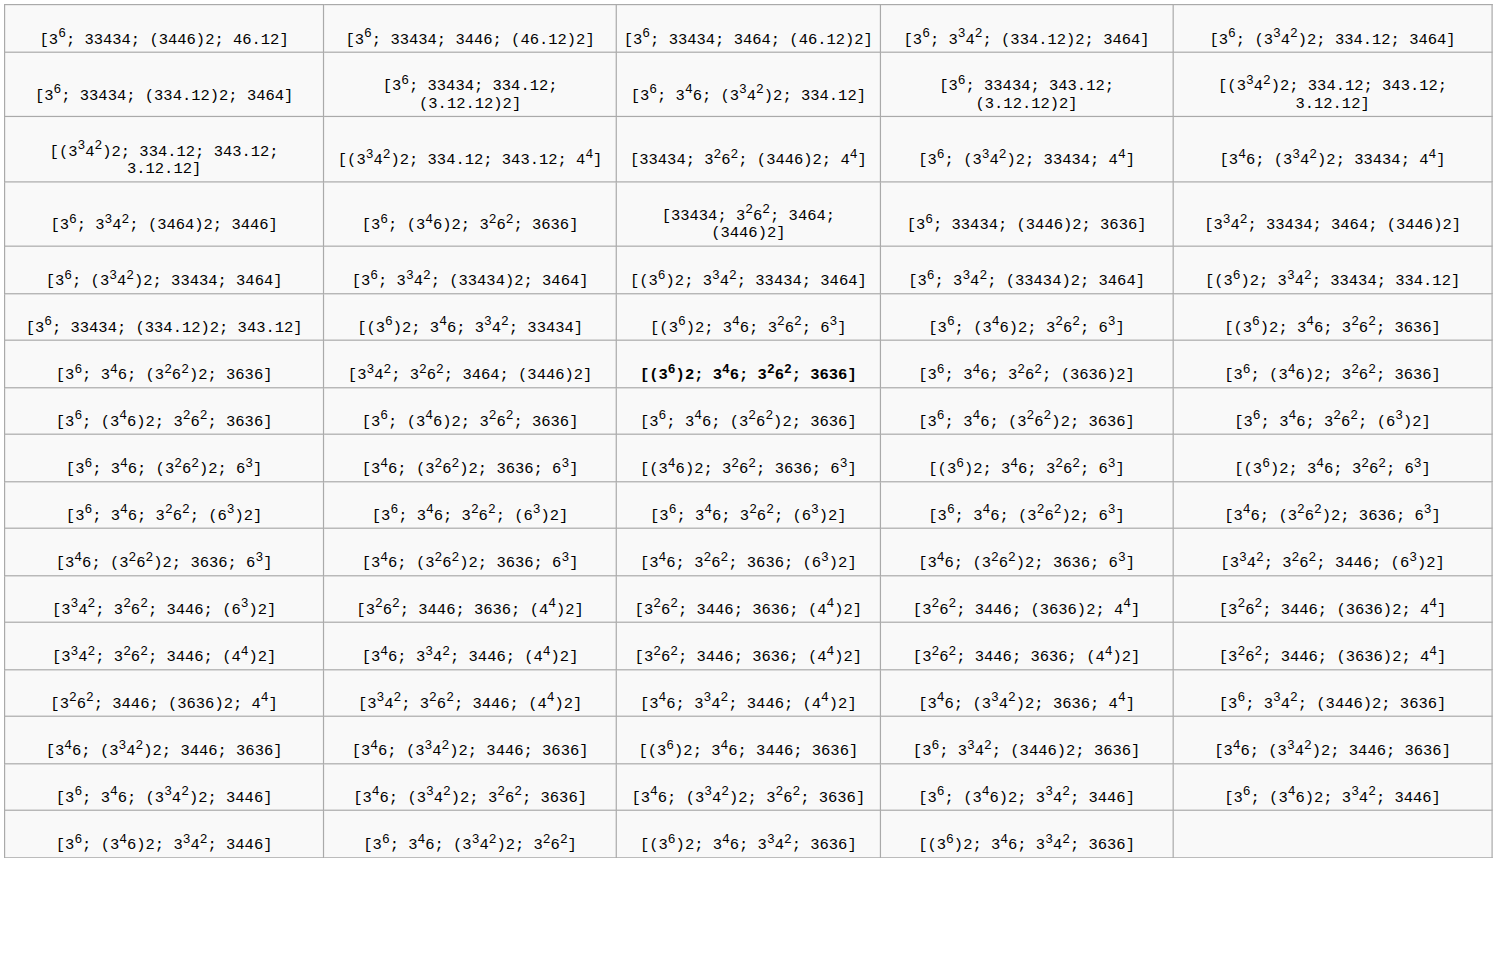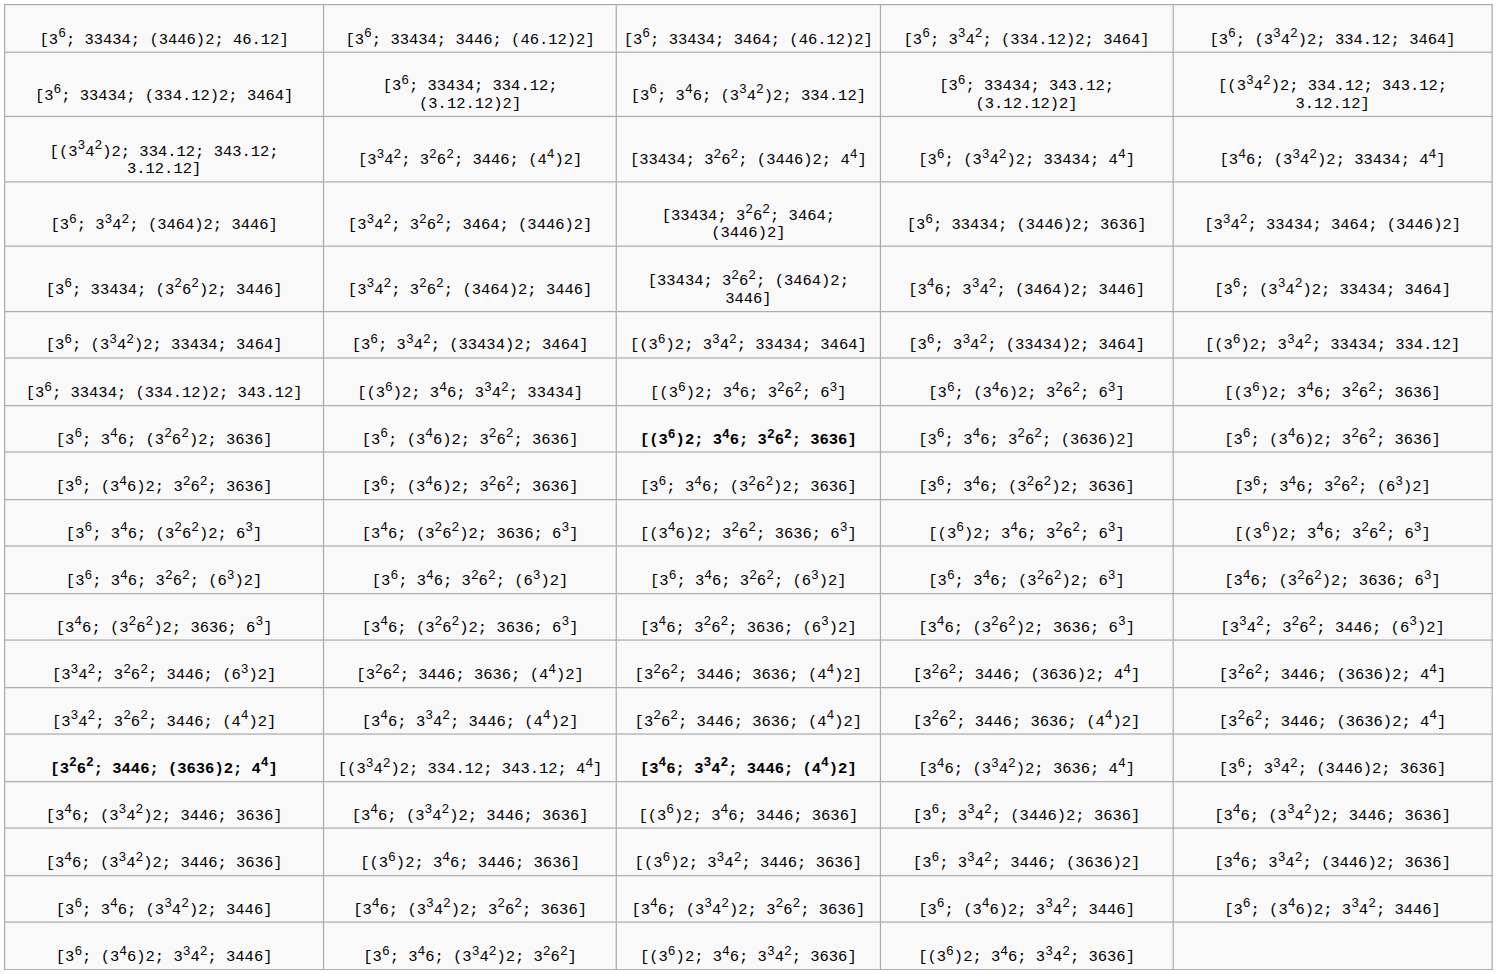(470, 158) [(3342)2; 334.12; 343.12; 44] -> (470, 158) [3342; 3262; 3446; (44)2]
(470, 223) [36; (346)2; 3262; 3636] -> (470, 223) [3342; 3262; 3464; (3446)2]
+ row: (1027, 288)
(470, 373) [3342; 3262; 3464; (3446)2] -> (470, 438) [36; (346)2; 3262; 3636]
(164, 702) normal -> (164, 767) bold
(470, 702) [3342; 3262; 3446; (44)2] -> (470, 767) [(3342)2; 334.12; 343.12; 44]
(748, 702) normal -> (748, 767) bold
+ row: (1027, 861)
